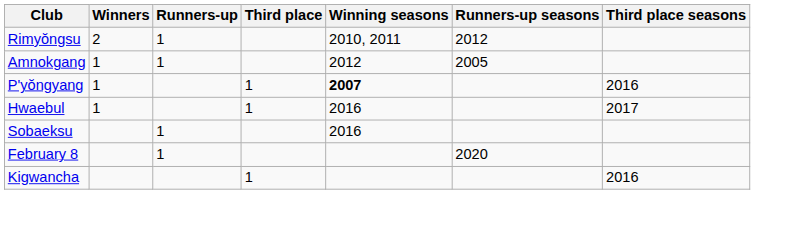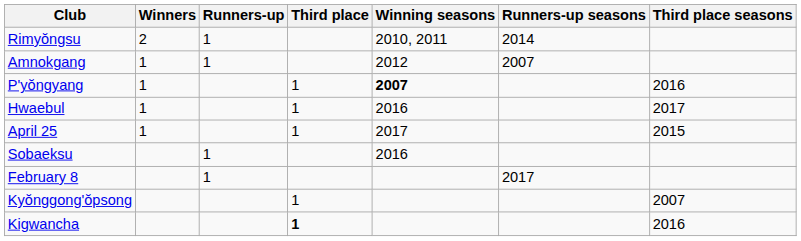(472, 39) 2012 -> (518, 39) 2014
(472, 62) 2005 -> (518, 62) 2007
+ row: (32, 131)
(472, 154) 2020 -> (518, 177) 2017
+ row: (70, 200)
(249, 177) normal -> (295, 223) bold
